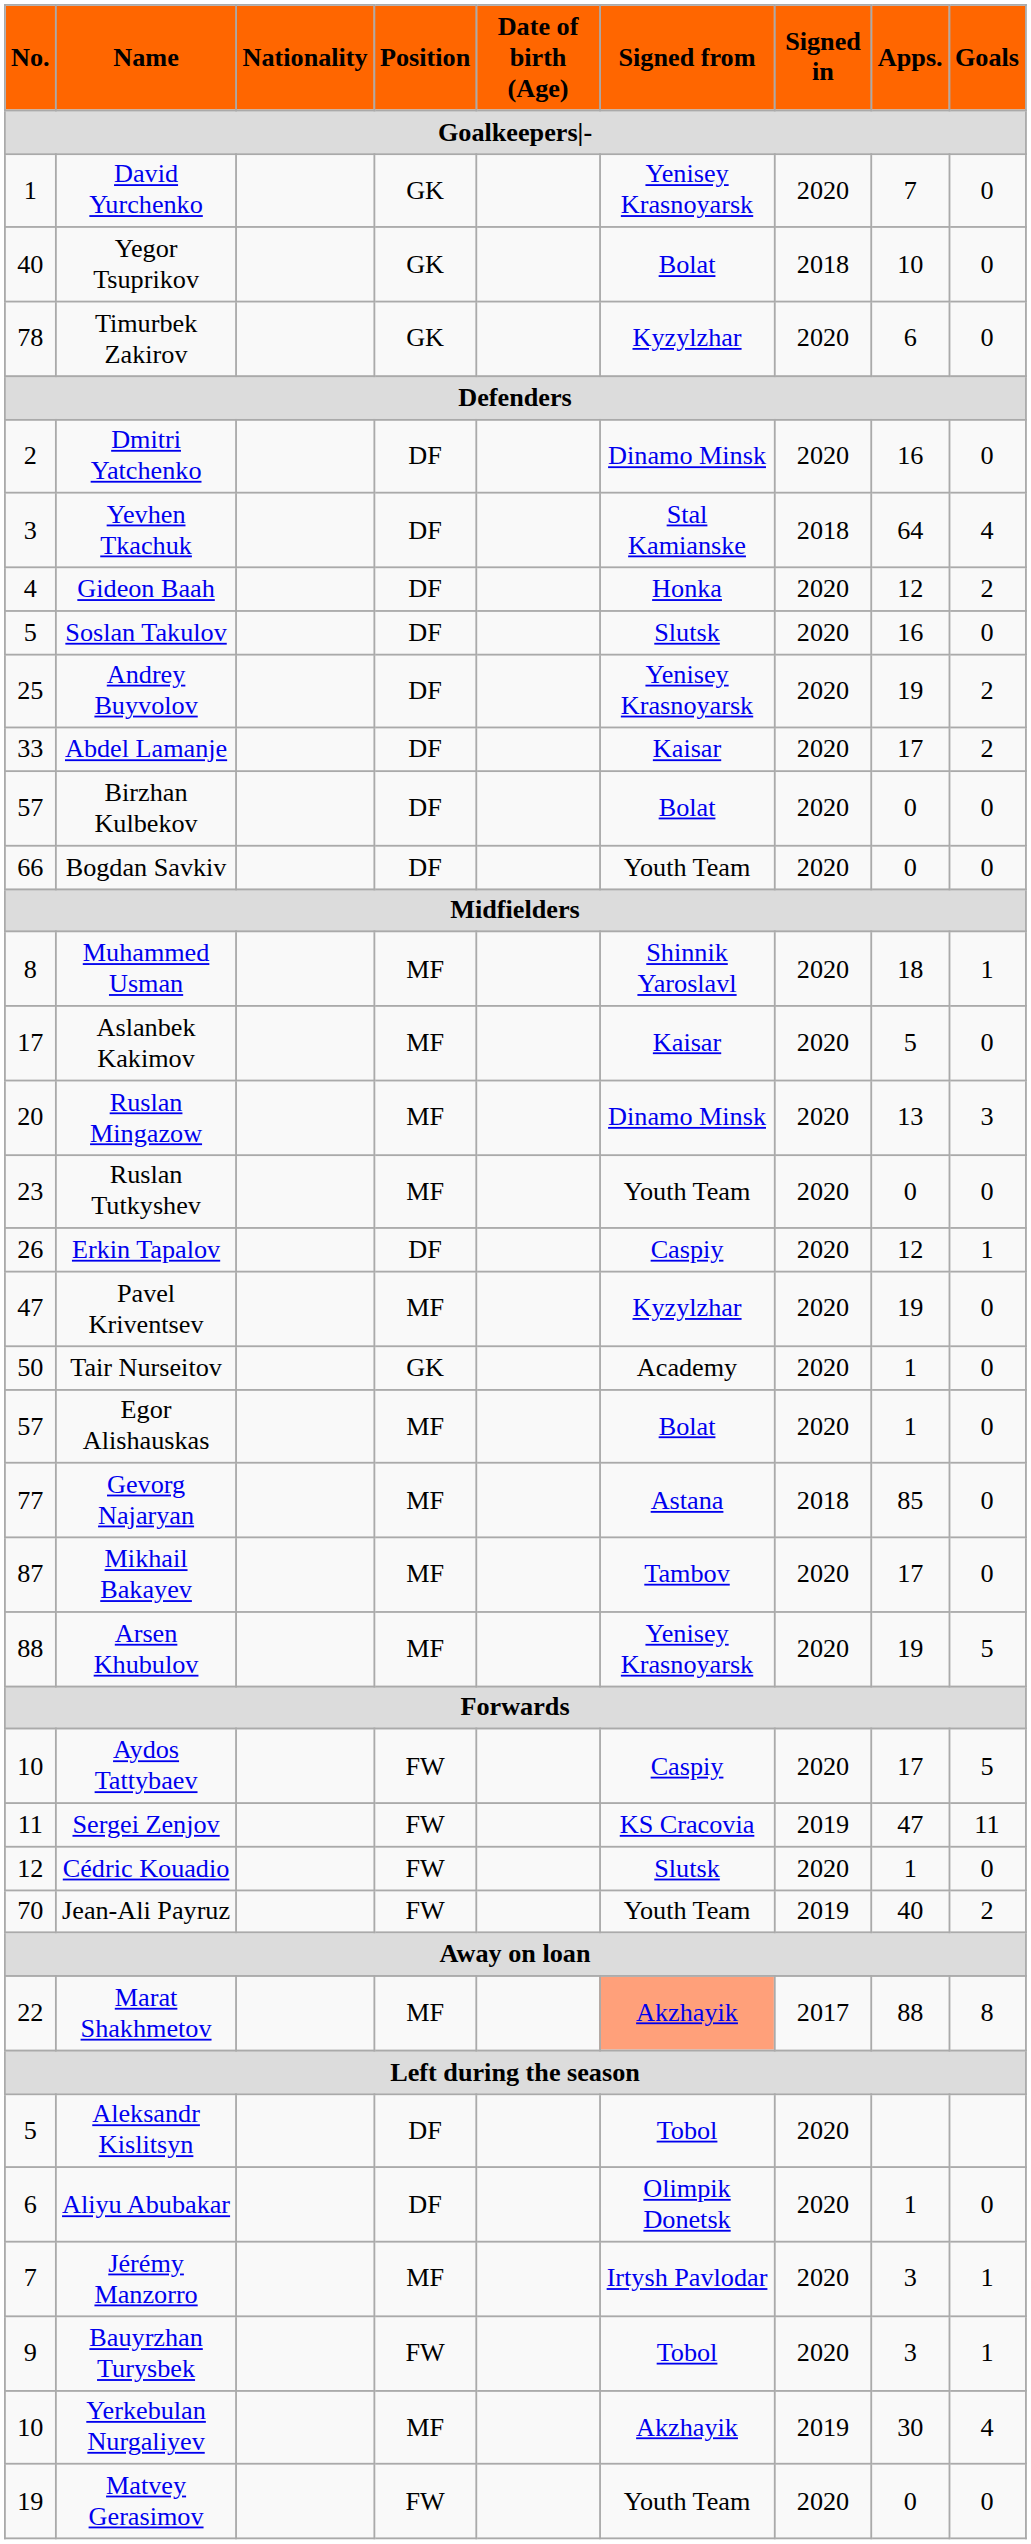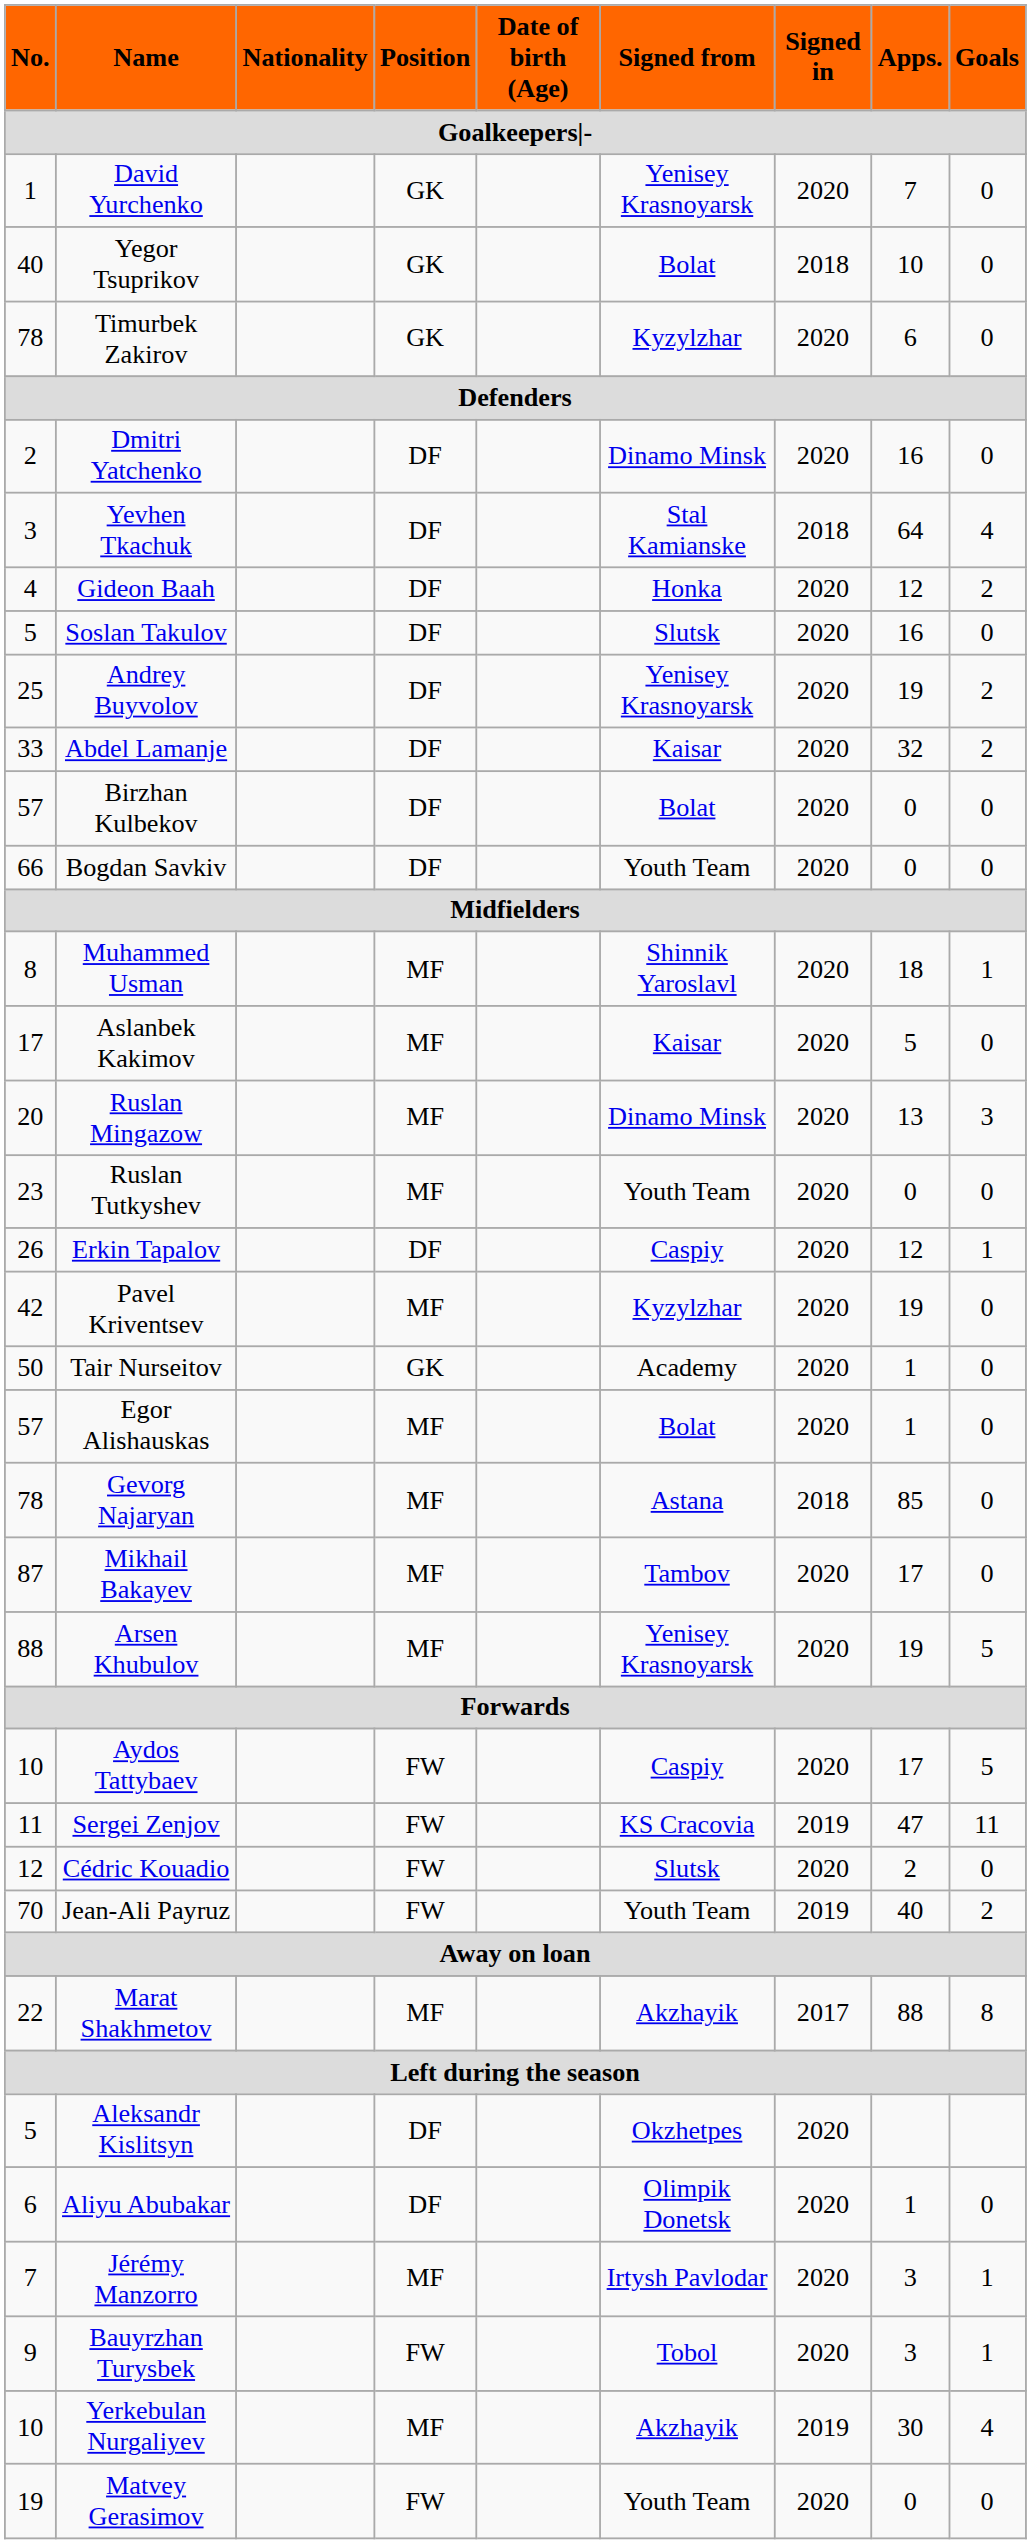(910, 749) 17 -> (910, 749) 32
(30, 1308) 47 -> (30, 1308) 42
(30, 1500) 77 -> (30, 1500) 78
(910, 1867) 1 -> (910, 1867) 2
(687, 2013) lightsalmon background -> (687, 2013) no background
(687, 2130) Tobol -> (687, 2130) Okzhetpes
